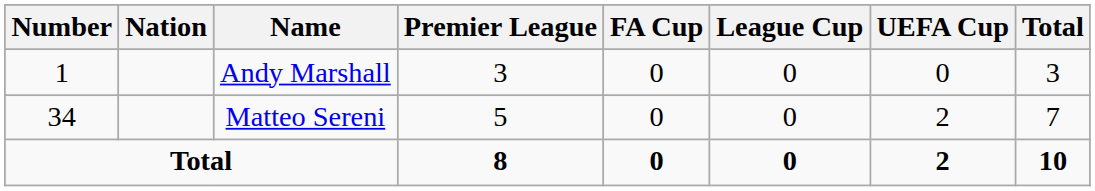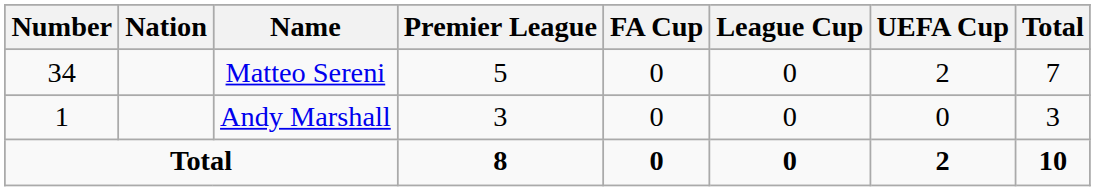rows swapped: (305, 71) <-> (305, 116)
